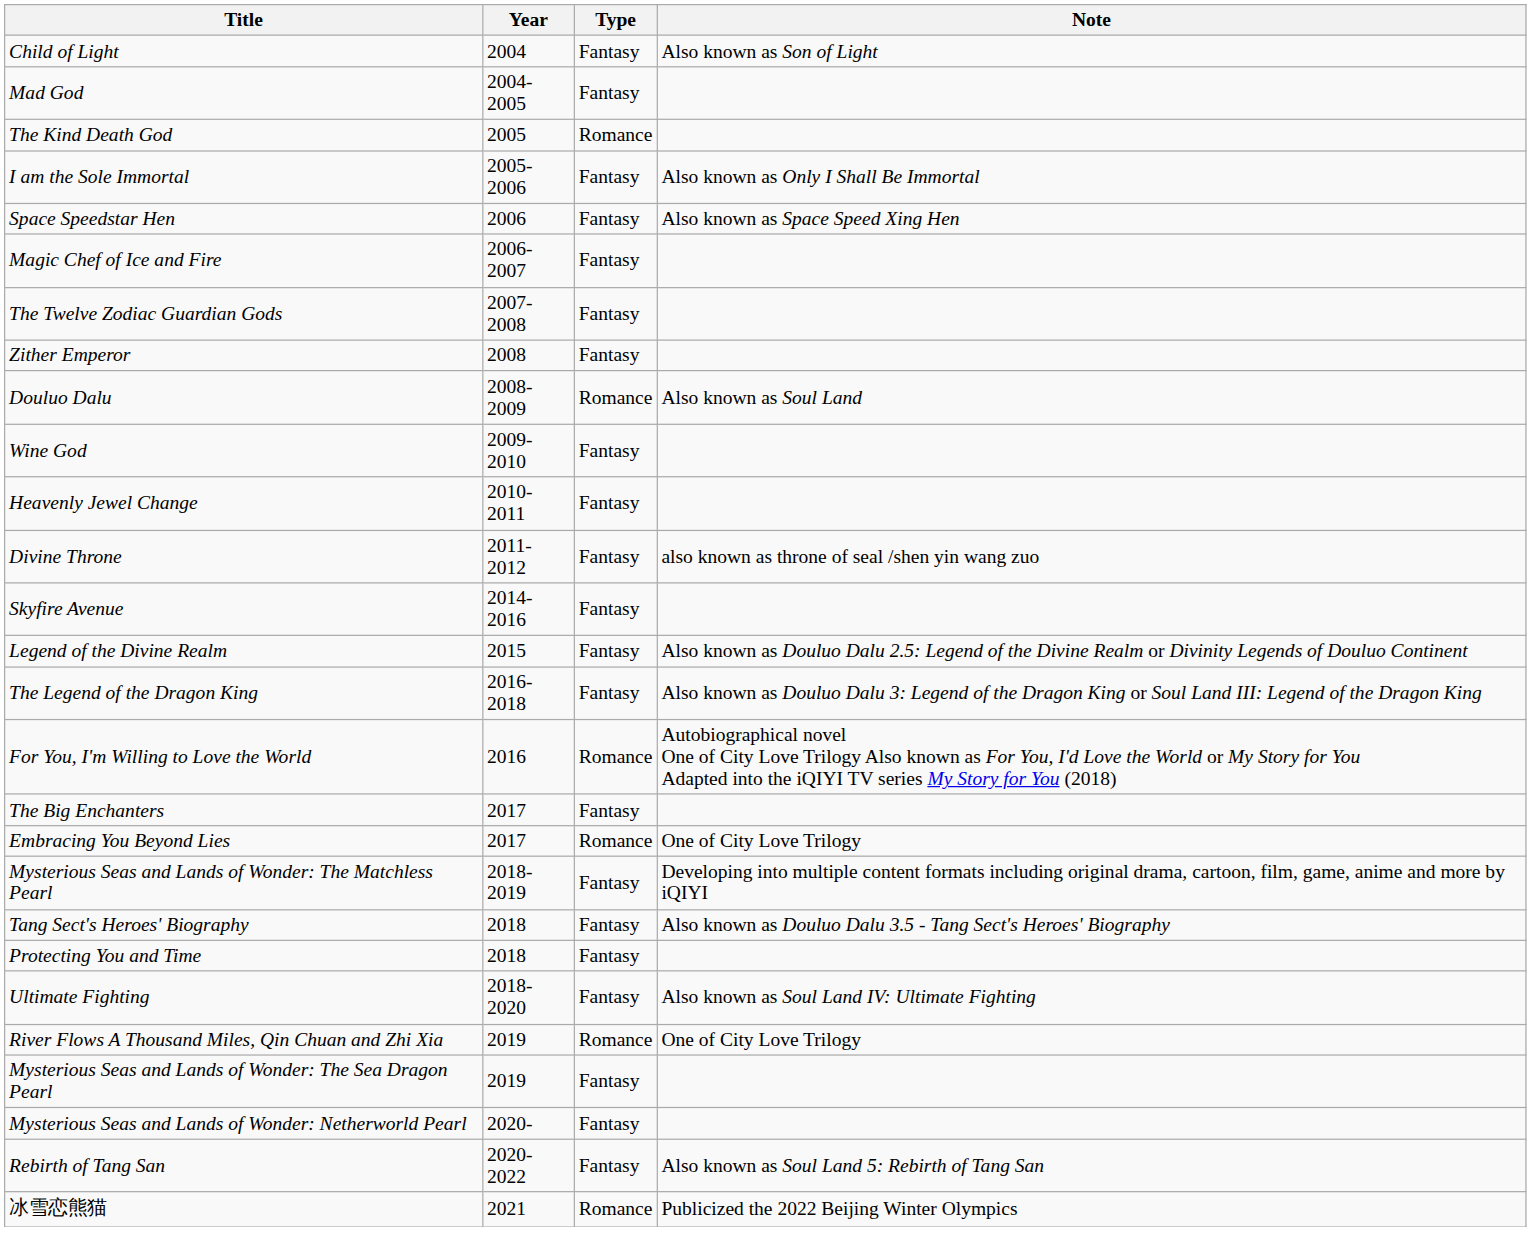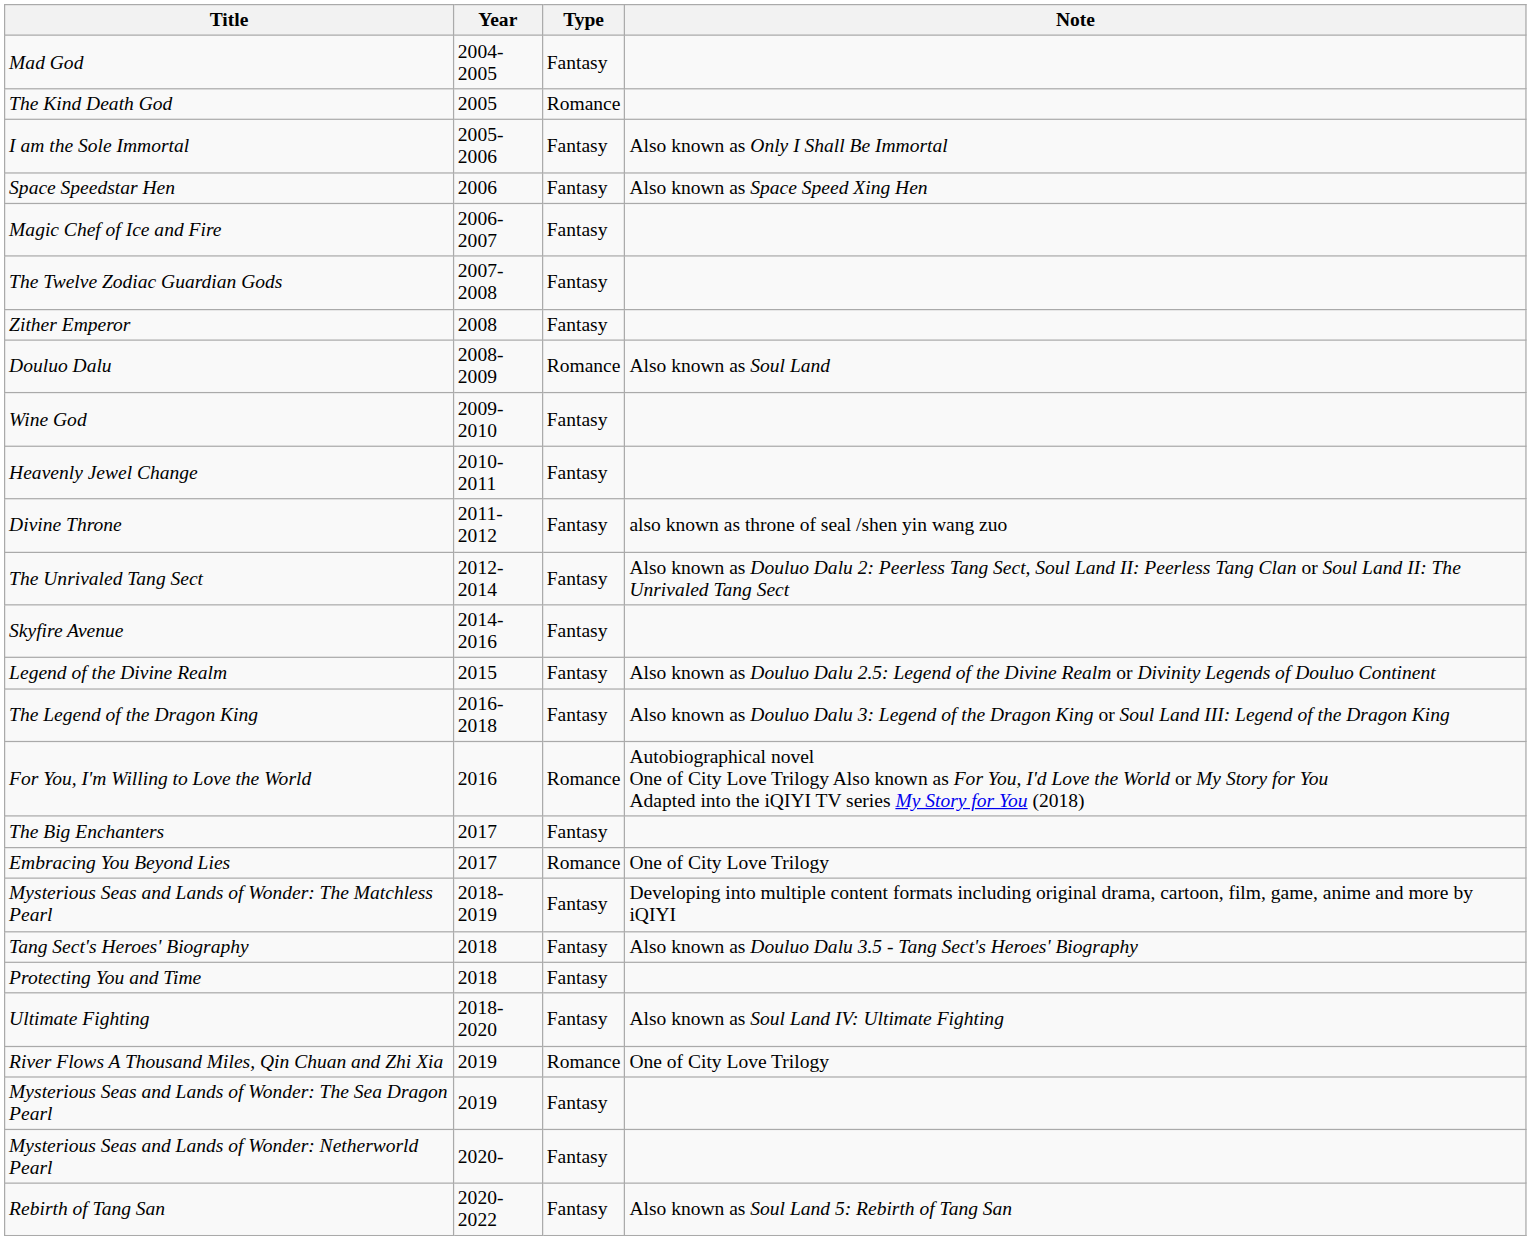- row: (64, 50)
+ row: (106, 578)
- row: (58, 1208)
